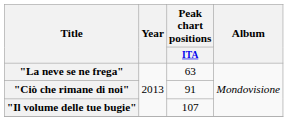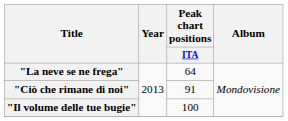(190, 72) 63 -> (190, 72) 64
(190, 107) 107 -> (190, 107) 100
